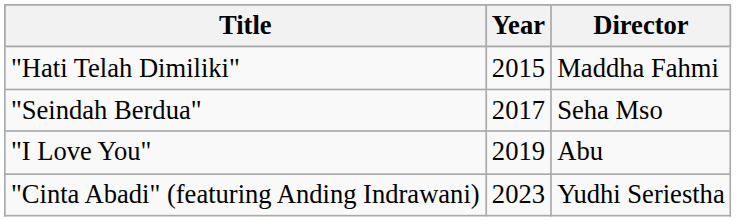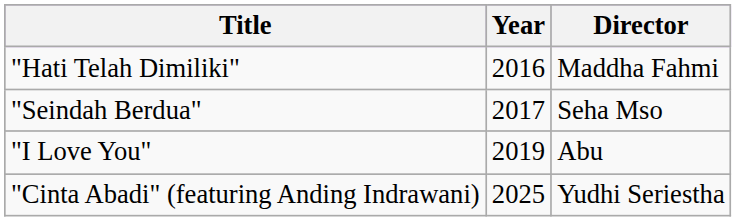(518, 67) 2015 -> (518, 67) 2016
(518, 194) 2023 -> (518, 194) 2025
